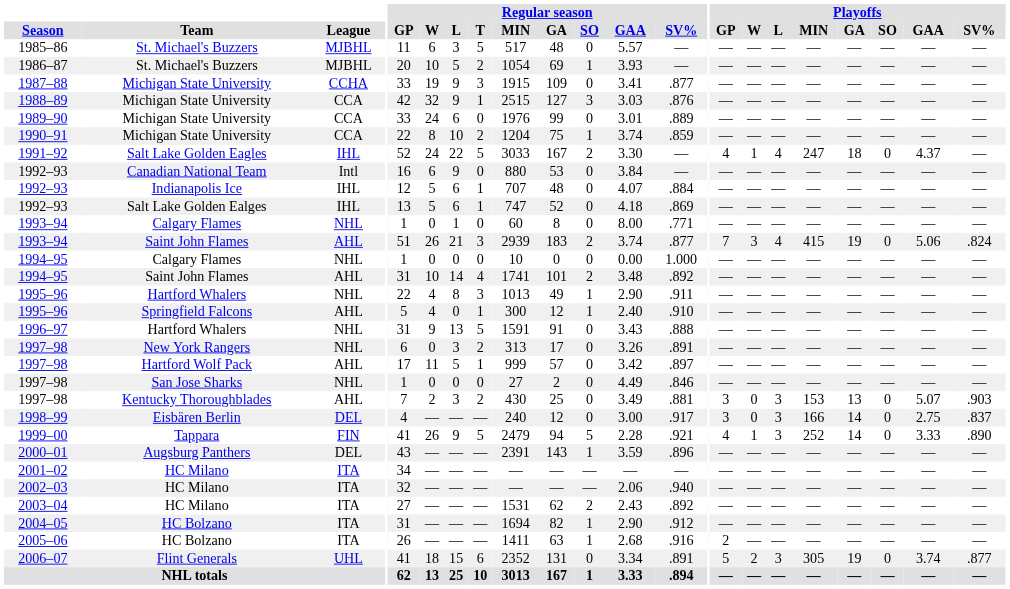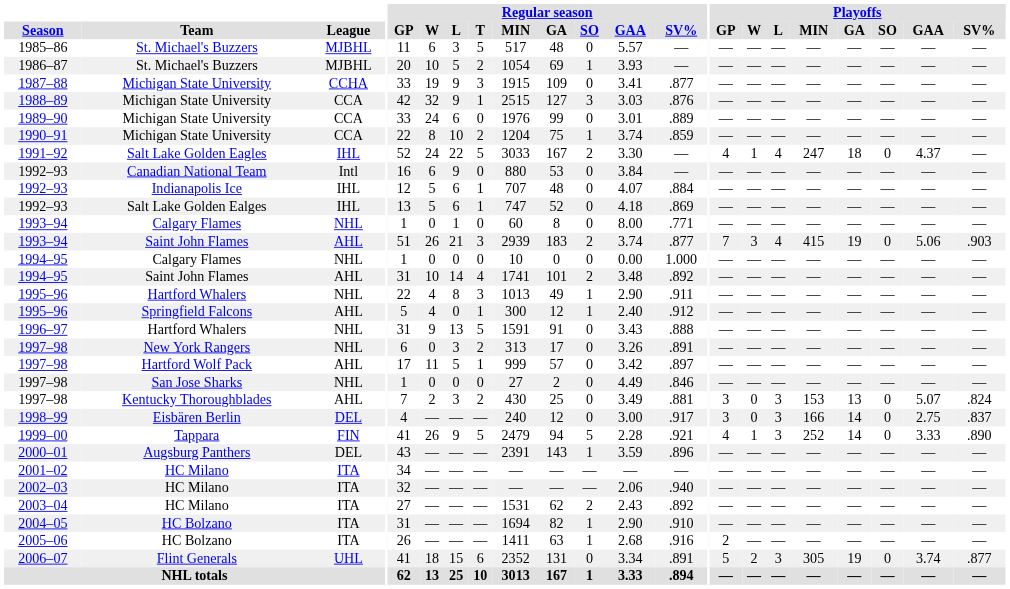(979, 241) .824 -> (979, 241) .903
(681, 312) .910 -> (681, 312) .912
(979, 400) .903 -> (979, 400) .824
(681, 523) .912 -> (681, 523) .910
